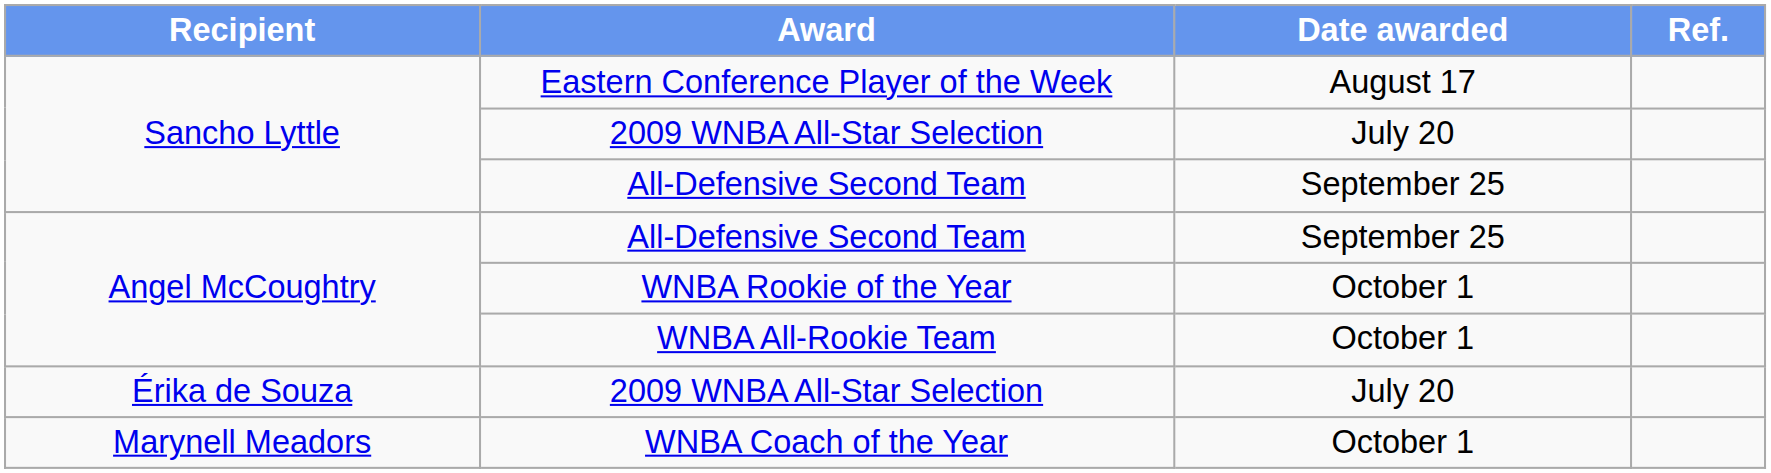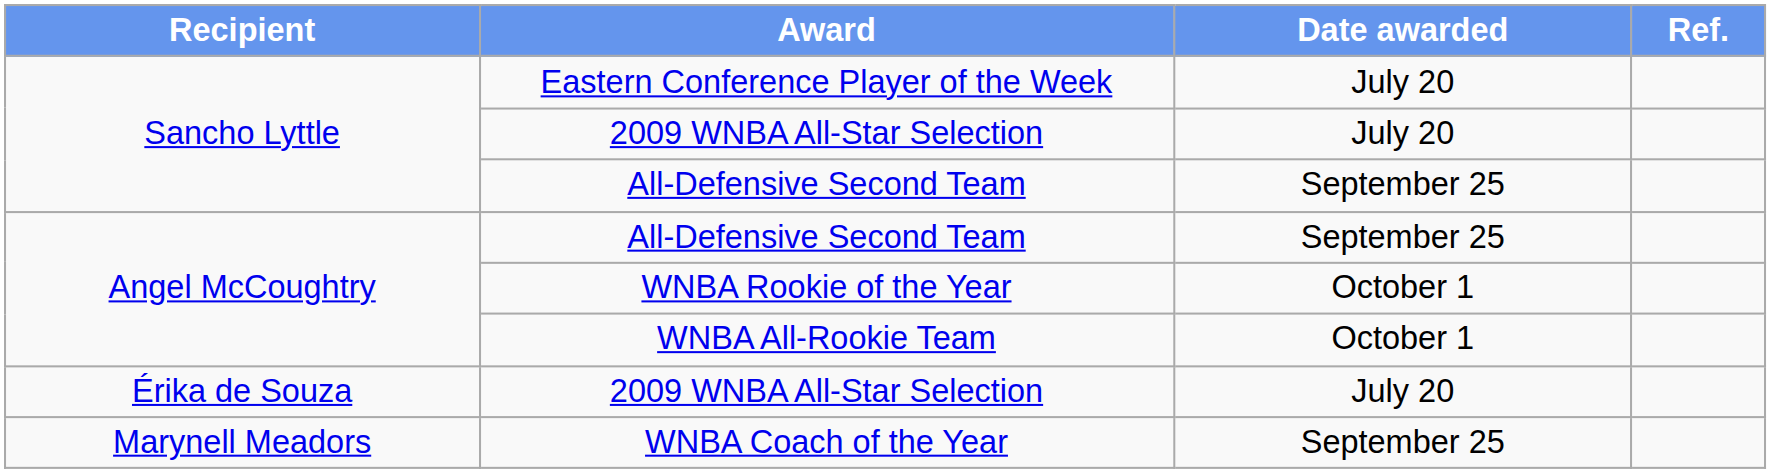(1403, 81) August 17 -> (1403, 81) July 20
(1403, 442) October 1 -> (1403, 442) September 25
